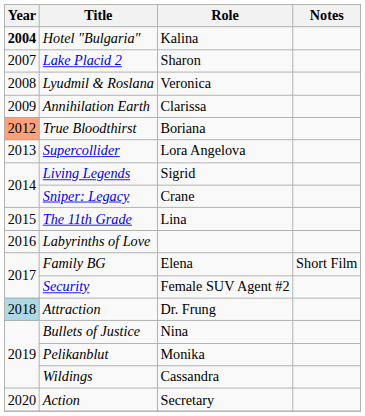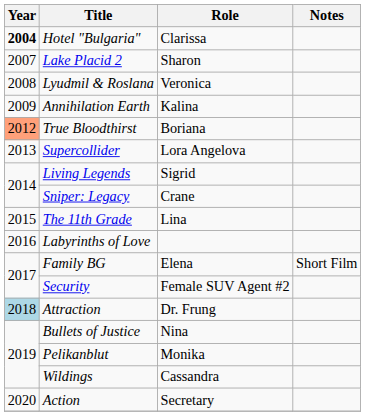(179, 38) Kalina -> (183, 38) Clarissa
(183, 106) Clarissa -> (179, 106) Kalina
